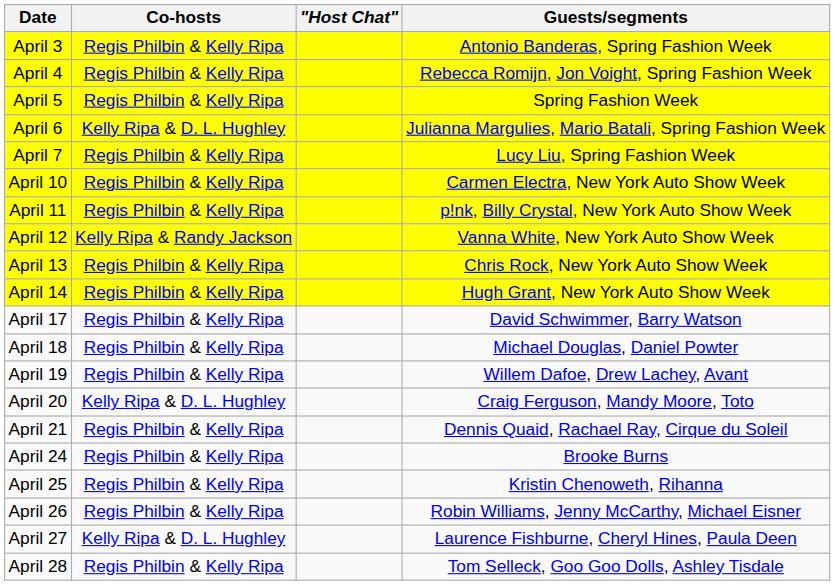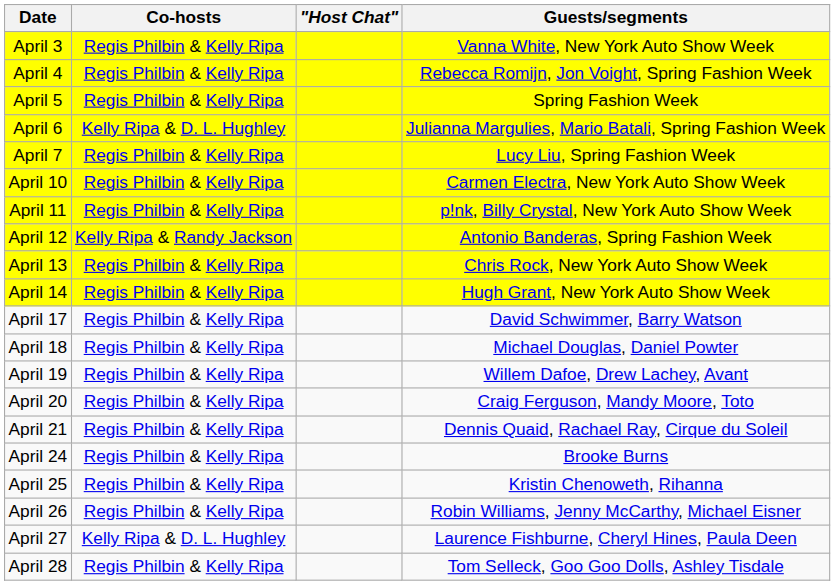(616, 45) Antonio Banderas, Spring Fashion Week -> (616, 45) Vanna White, New York Auto Show Week
(616, 237) Vanna White, New York Auto Show Week -> (616, 237) Antonio Banderas, Spring Fashion Week
(184, 401) Kelly Ripa & D. L. Hughley -> (184, 401) Regis Philbin & Kelly Ripa
